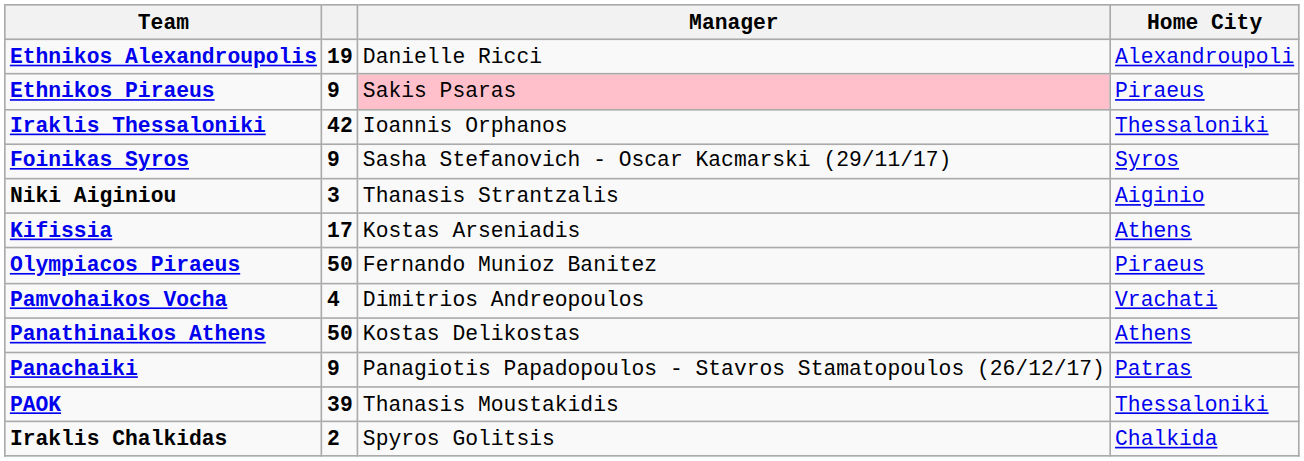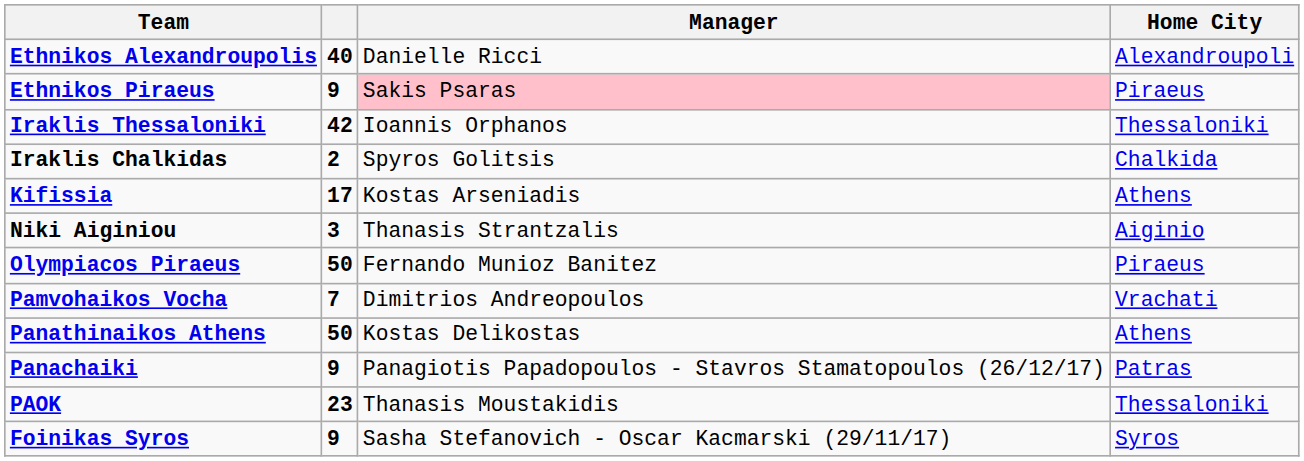(340, 57) 19 -> (340, 57) 40
rows swapped: (119, 439) <-> (99, 161)
rows swapped: (61, 231) <-> (93, 196)
(334, 300) 4 -> (334, 300) 7
(340, 404) 39 -> (340, 404) 23
